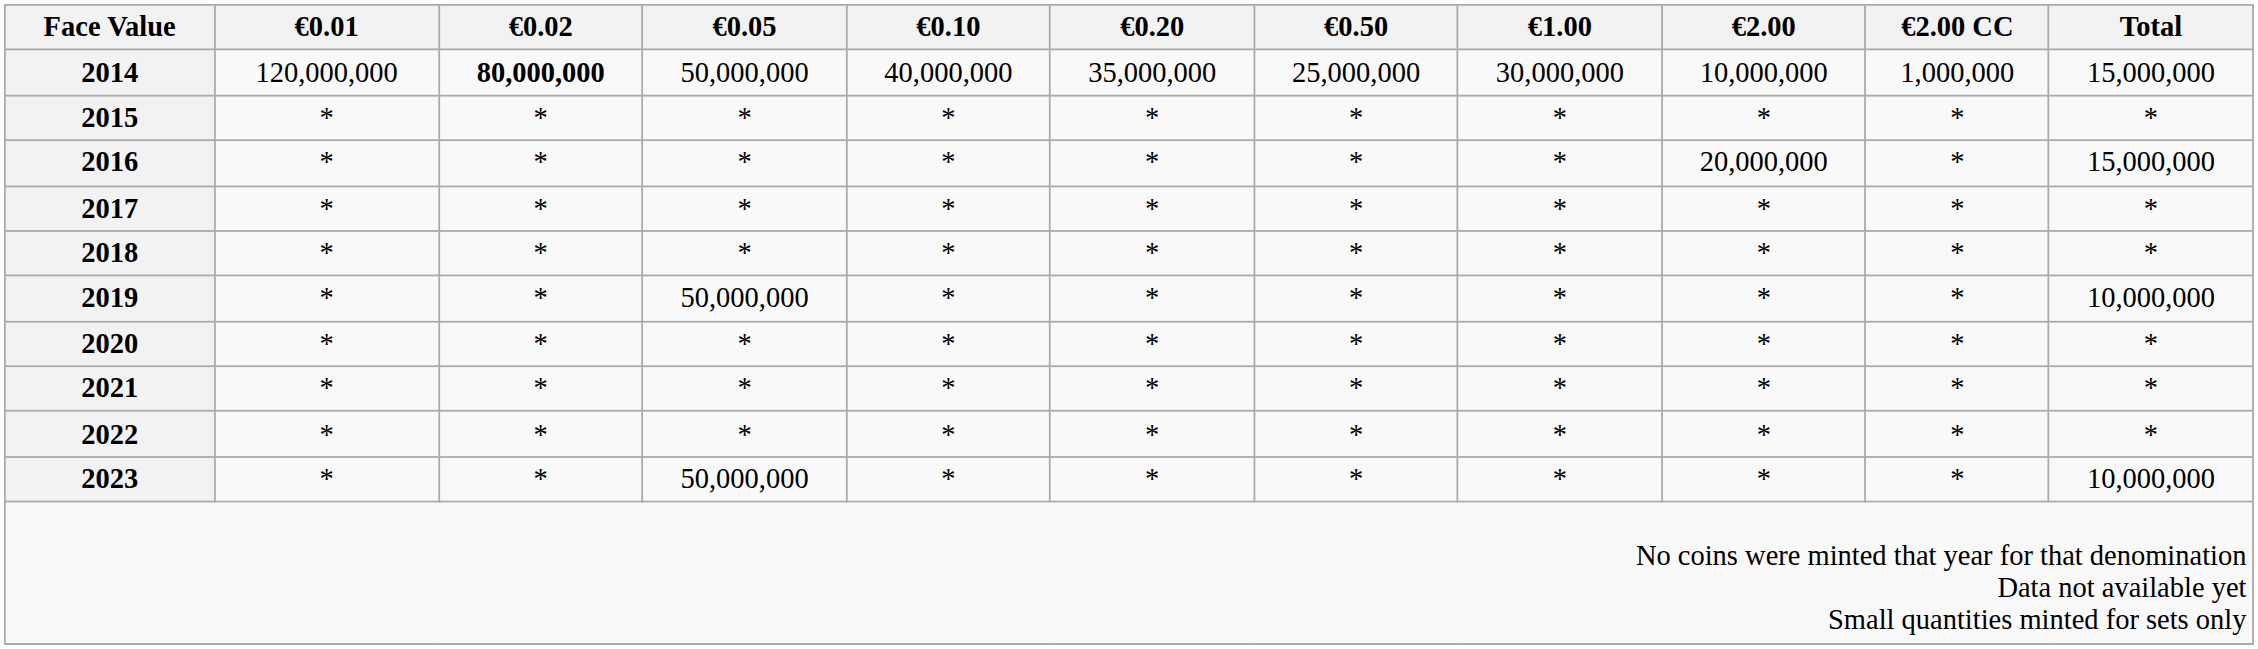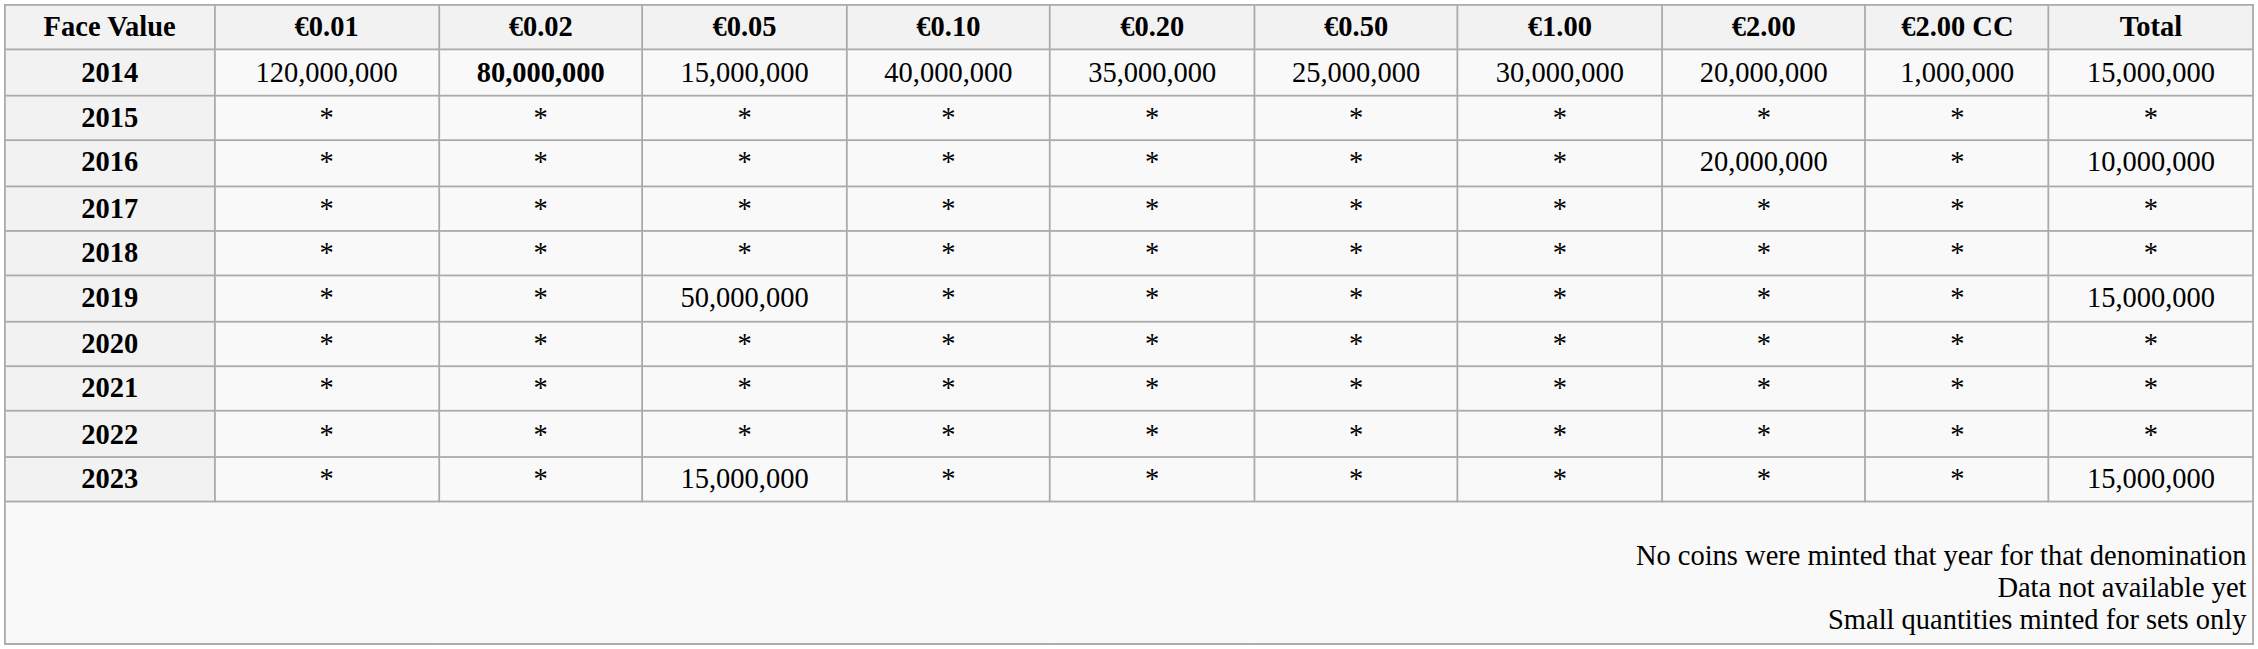(745, 72) 50,000,000 -> (745, 72) 15,000,000
(1764, 72) 10,000,000 -> (1764, 72) 20,000,000
(2151, 162) 15,000,000 -> (2151, 162) 10,000,000
(2151, 298) 10,000,000 -> (2151, 298) 15,000,000
(745, 478) 50,000,000 -> (745, 478) 15,000,000
(2151, 478) 10,000,000 -> (2151, 478) 15,000,000
